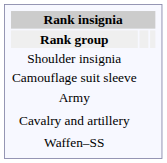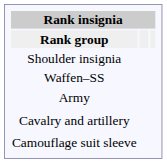rows swapped: (74, 77) <-> (74, 143)
